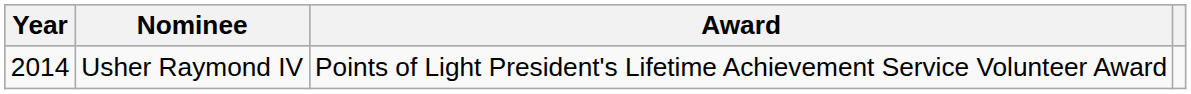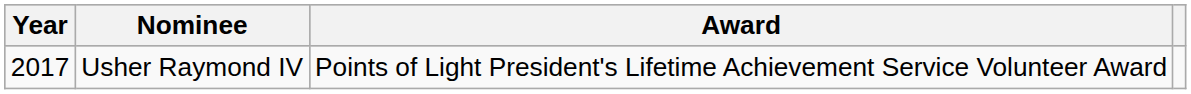(40, 66) 2014 -> (40, 66) 2017
